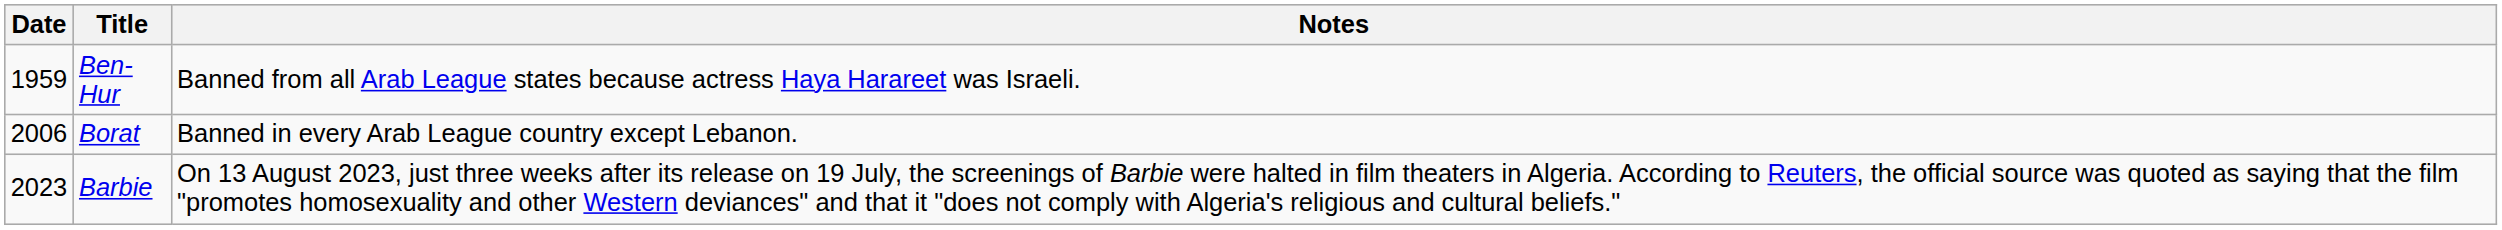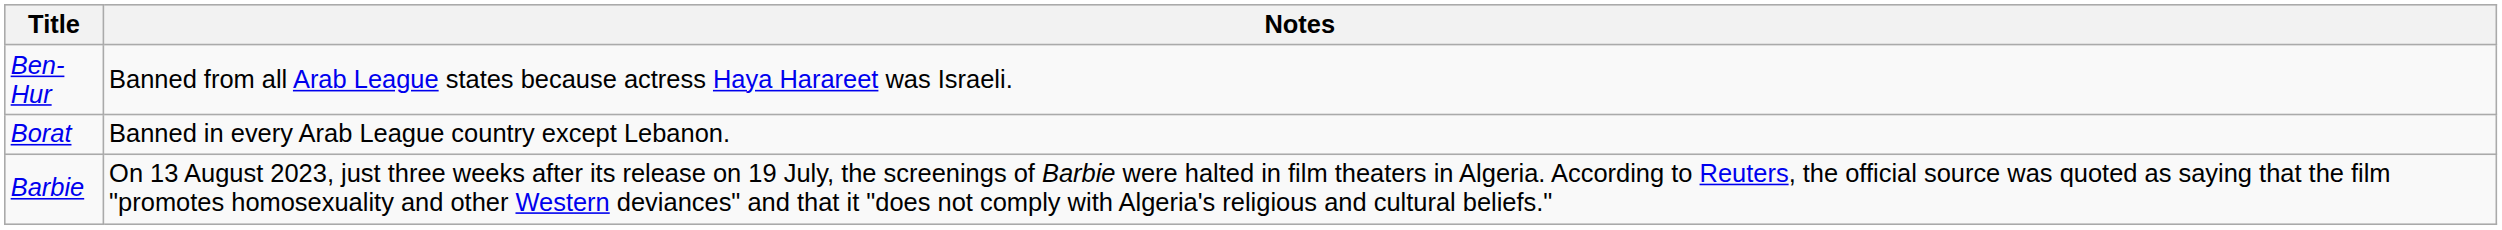- column: (39, 24)
